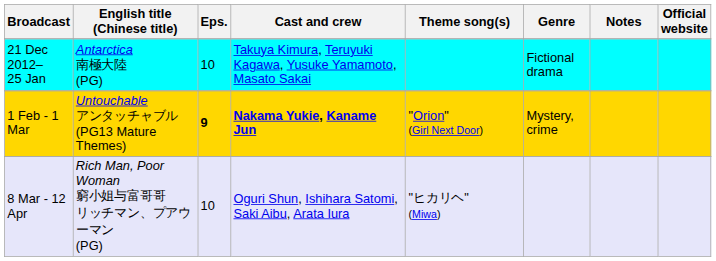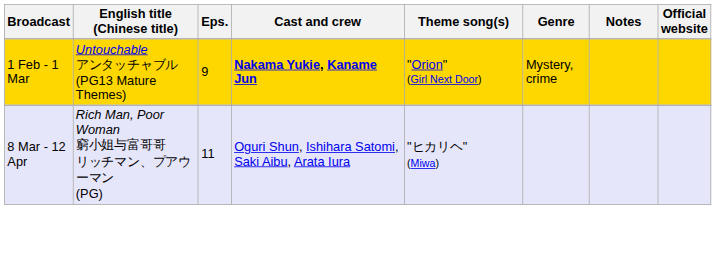- row: (28, 64)
(204, 123) bold -> (205, 72) normal
(208, 206) 10 -> (208, 154) 11
